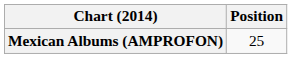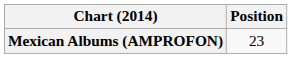(257, 41) 25 -> (257, 41) 23
